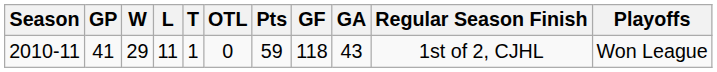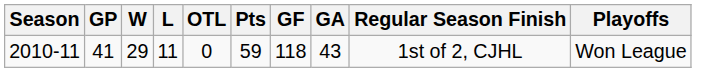- column: (193, 20)
